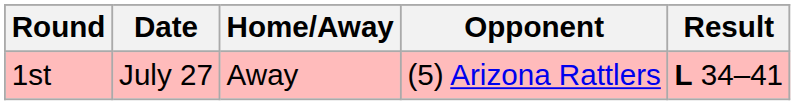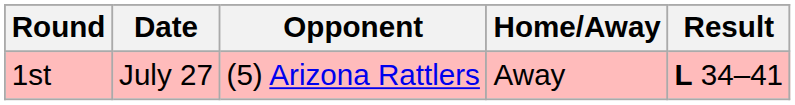columns swapped: (534, 27) <-> (310, 27)
